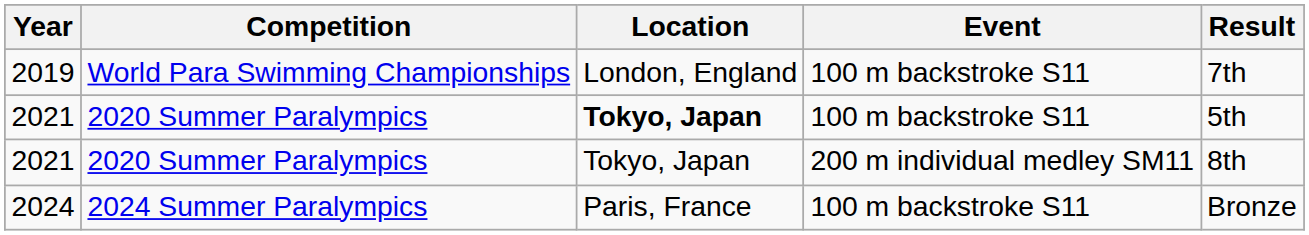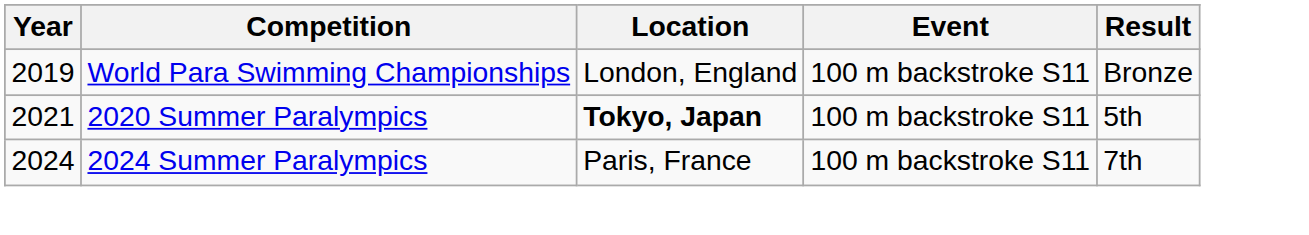(1227, 71) 7th -> (1148, 71) Bronze
- row: (43, 161)
(1252, 206) Bronze -> (1123, 161) 7th
